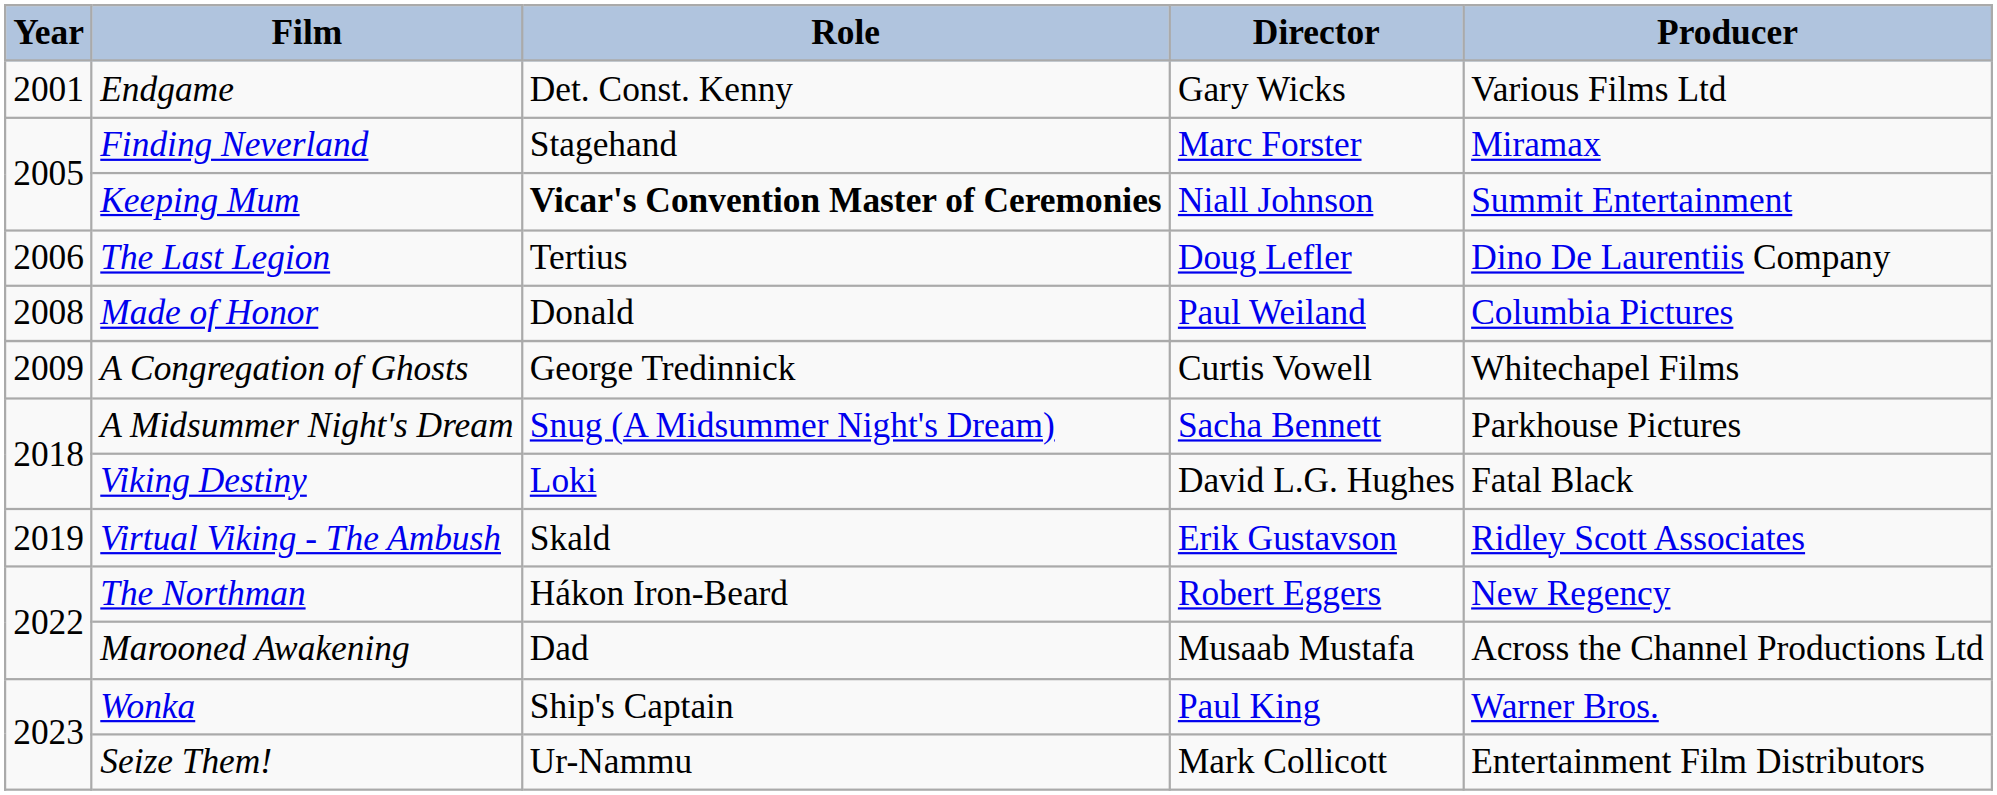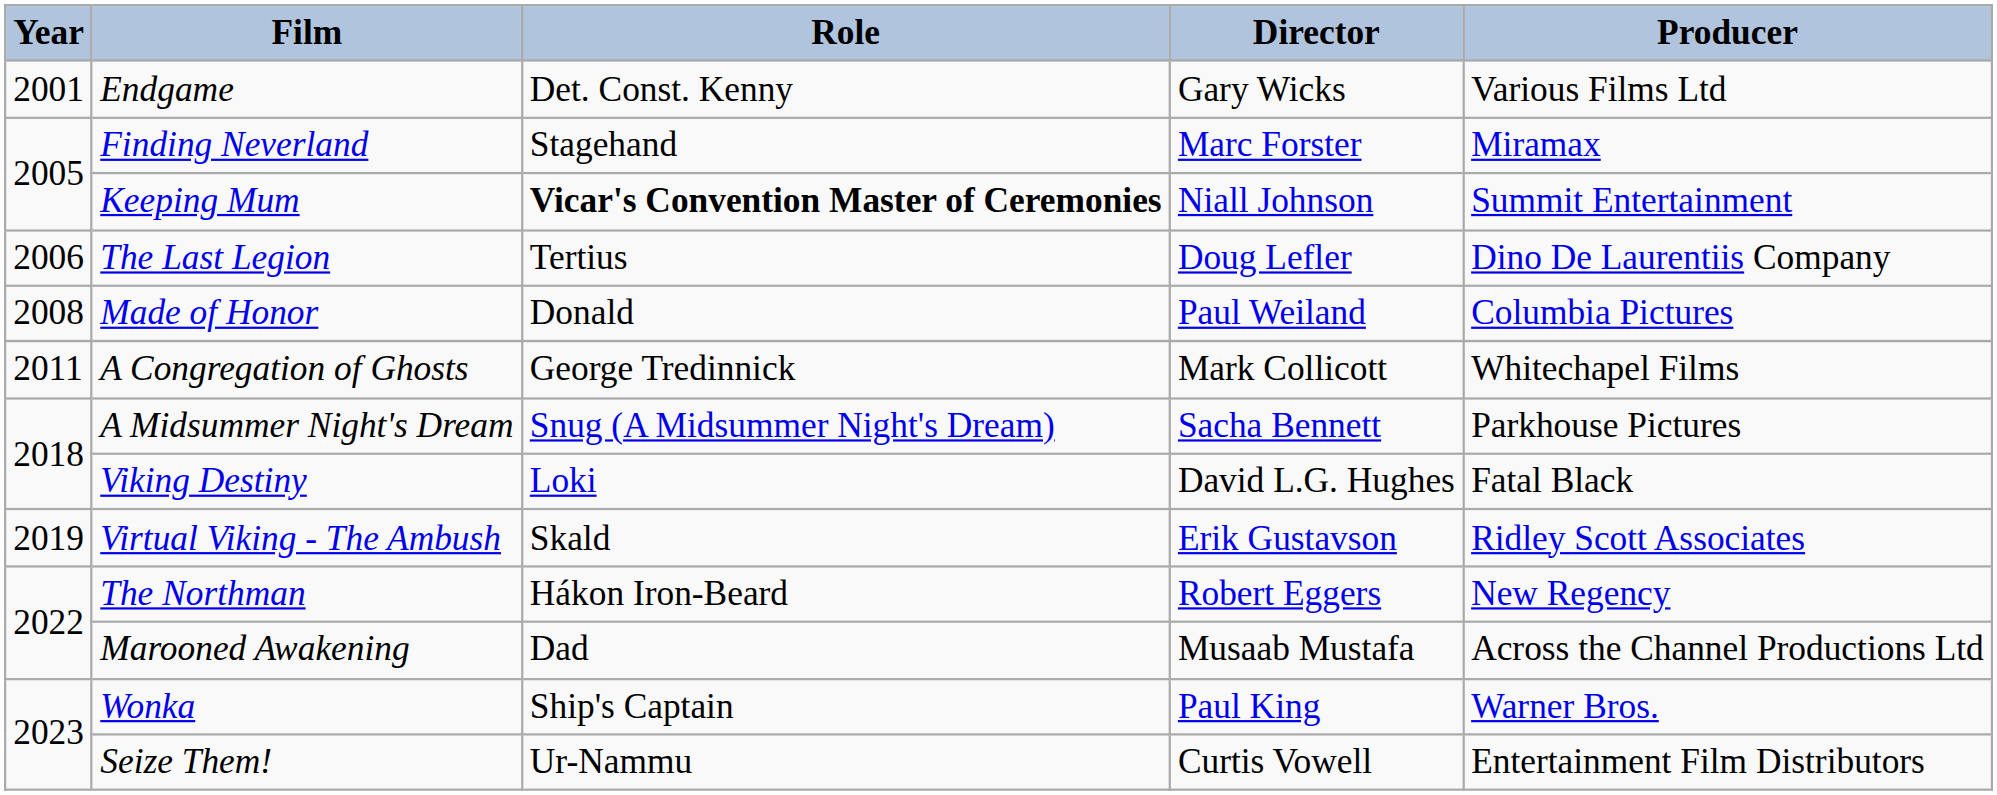(49, 369) 2009 -> (48, 369) 2011
(1275, 369) Curtis Vowell -> (1282, 369) Mark Collicott
(1282, 761) Mark Collicott -> (1275, 761) Curtis Vowell
